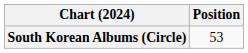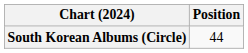(216, 37) 53 -> (216, 37) 44
